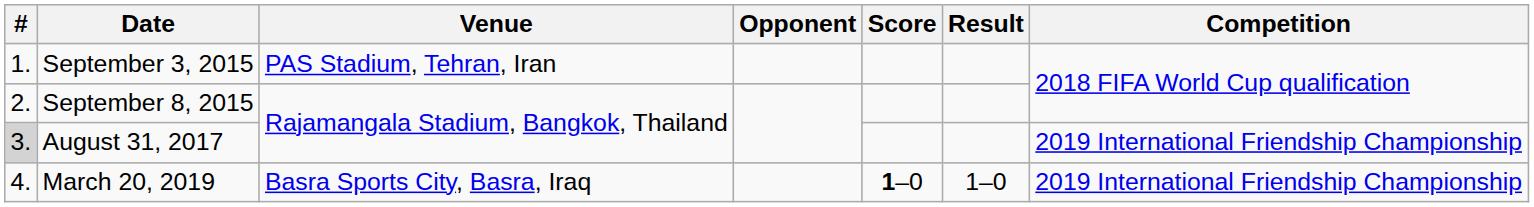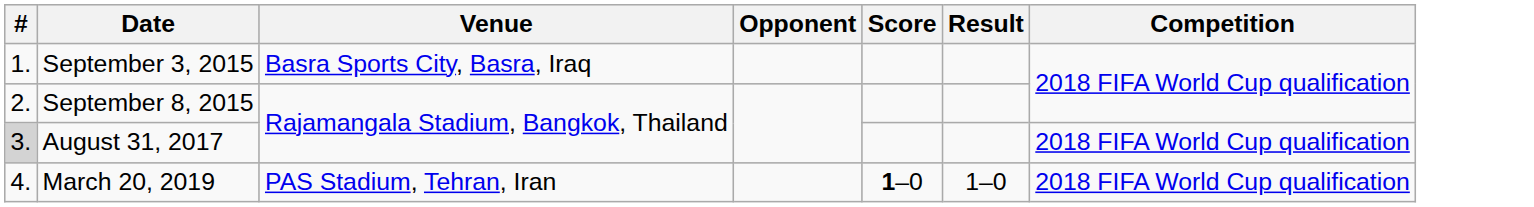(411, 63) PAS Stadium, Tehran, Iran -> (428, 63) Basra Sports City, Basra, Iraq
(1279, 142) 2019 International Friendship Championship -> (1223, 142) 2018 FIFA World Cup qualification
(428, 181) Basra Sports City, Basra, Iraq -> (411, 181) PAS Stadium, Tehran, Iran
(1279, 181) 2019 International Friendship Championship -> (1223, 181) 2018 FIFA World Cup qualification
